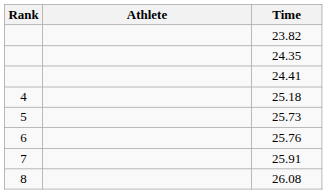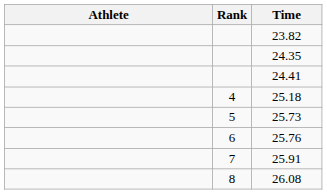columns swapped: (24, 14) <-> (147, 14)
